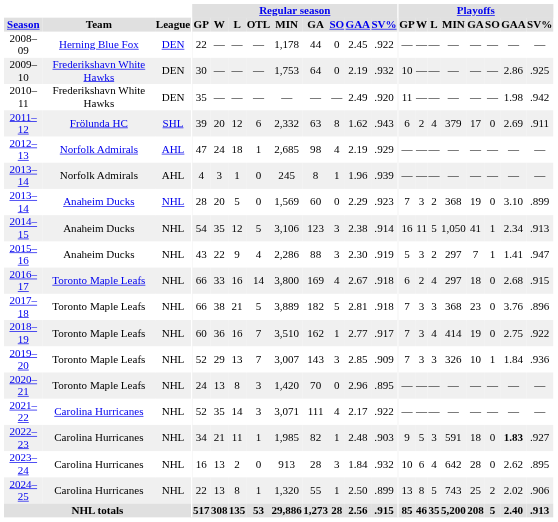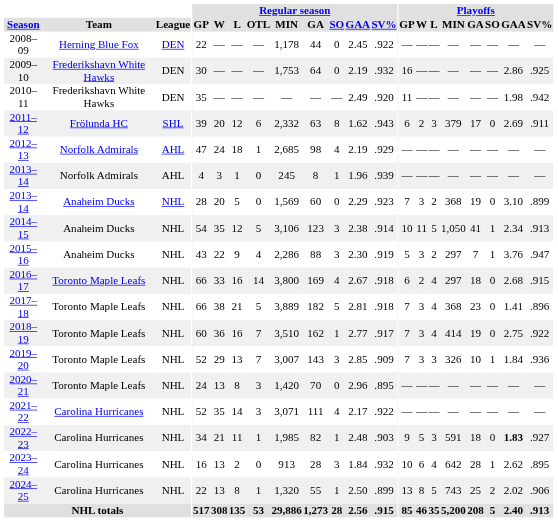(407, 71) 10 -> (407, 71) 16
(434, 123) 4 -> (434, 123) 3
(407, 228) 16 -> (407, 228) 10
(513, 254) 1.41 -> (513, 254) 3.76
(434, 307) 3 -> (434, 307) 4
(513, 307) 3.76 -> (513, 307) 1.41
(492, 464) 0 -> (492, 464) 1
